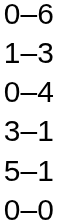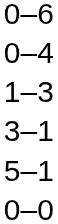rows swapped: (29, 92) <-> (29, 53)
